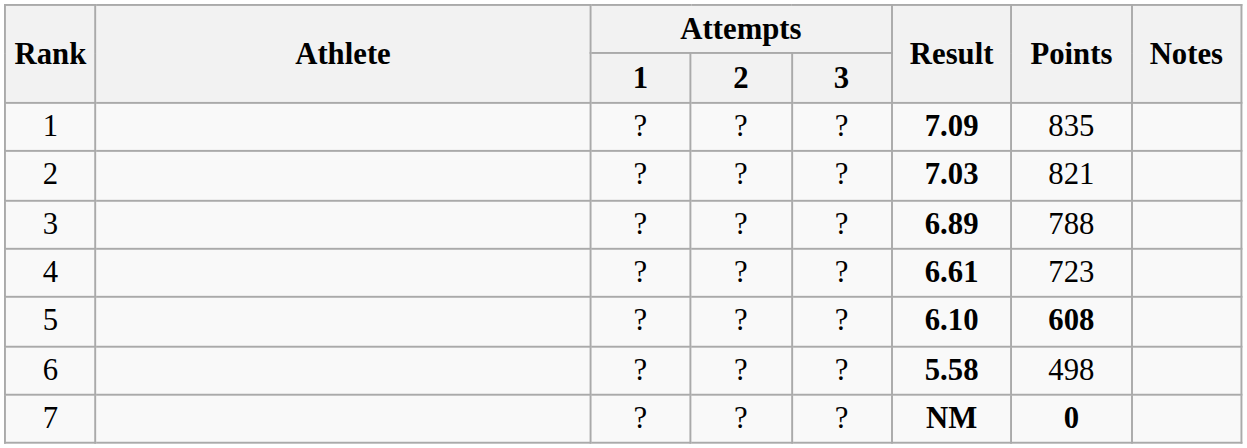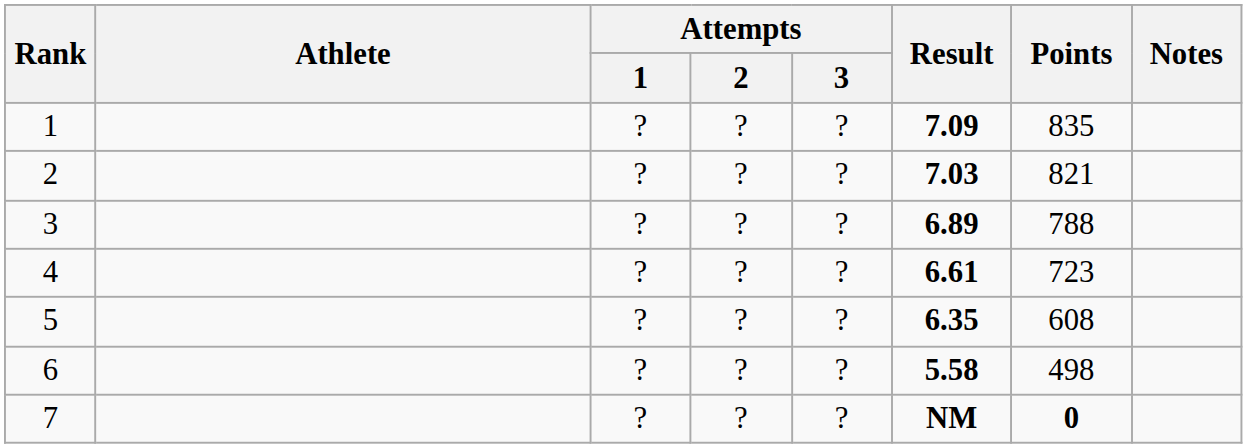(952, 321) 6.10 -> (952, 321) 6.35
(1071, 321) bold -> (1071, 321) normal
